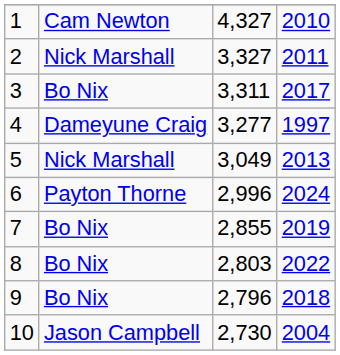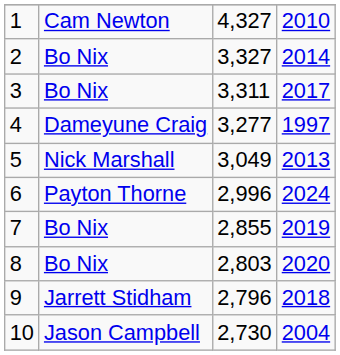(109, 56) Nick Marshall -> (76, 56) Bo Nix
(305, 56) 2011 -> (306, 56) 2014
(306, 263) 2022 -> (306, 263) 2020
(76, 297) Bo Nix -> (118, 297) Jarrett Stidham
